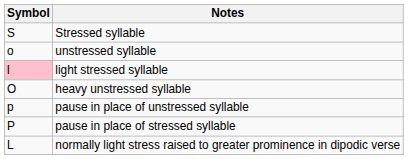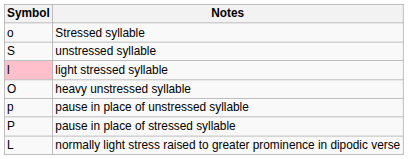(11, 32) S -> (10, 32) o
(10, 51) o -> (11, 51) S
